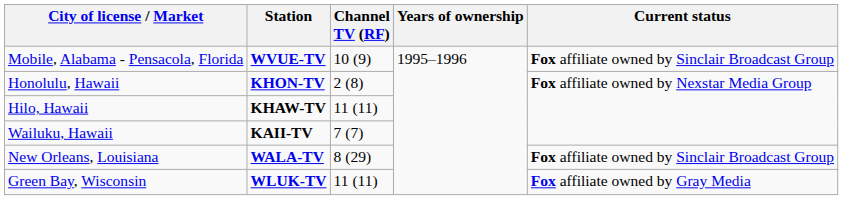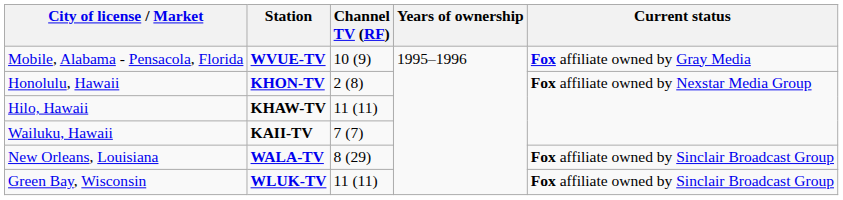(682, 58) Fox affiliate owned by Sinclair Broadcast Group -> (641, 58) Fox affiliate owned by Gray Media
(641, 181) Fox affiliate owned by Gray Media -> (682, 181) Fox affiliate owned by Sinclair Broadcast Group
